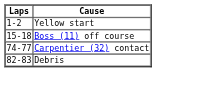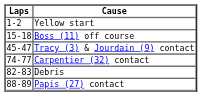+ row: (114, 48)
+ row: (79, 84)
